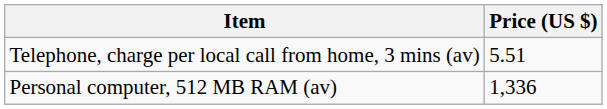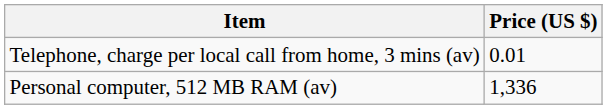(508, 54) 5.51 -> (508, 54) 0.01
